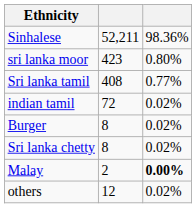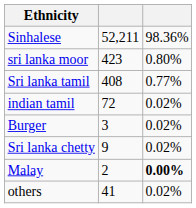(105, 125) 8 -> (105, 125) 3
(105, 147) 8 -> (105, 147) 9
(108, 192) 12 -> (108, 192) 41
